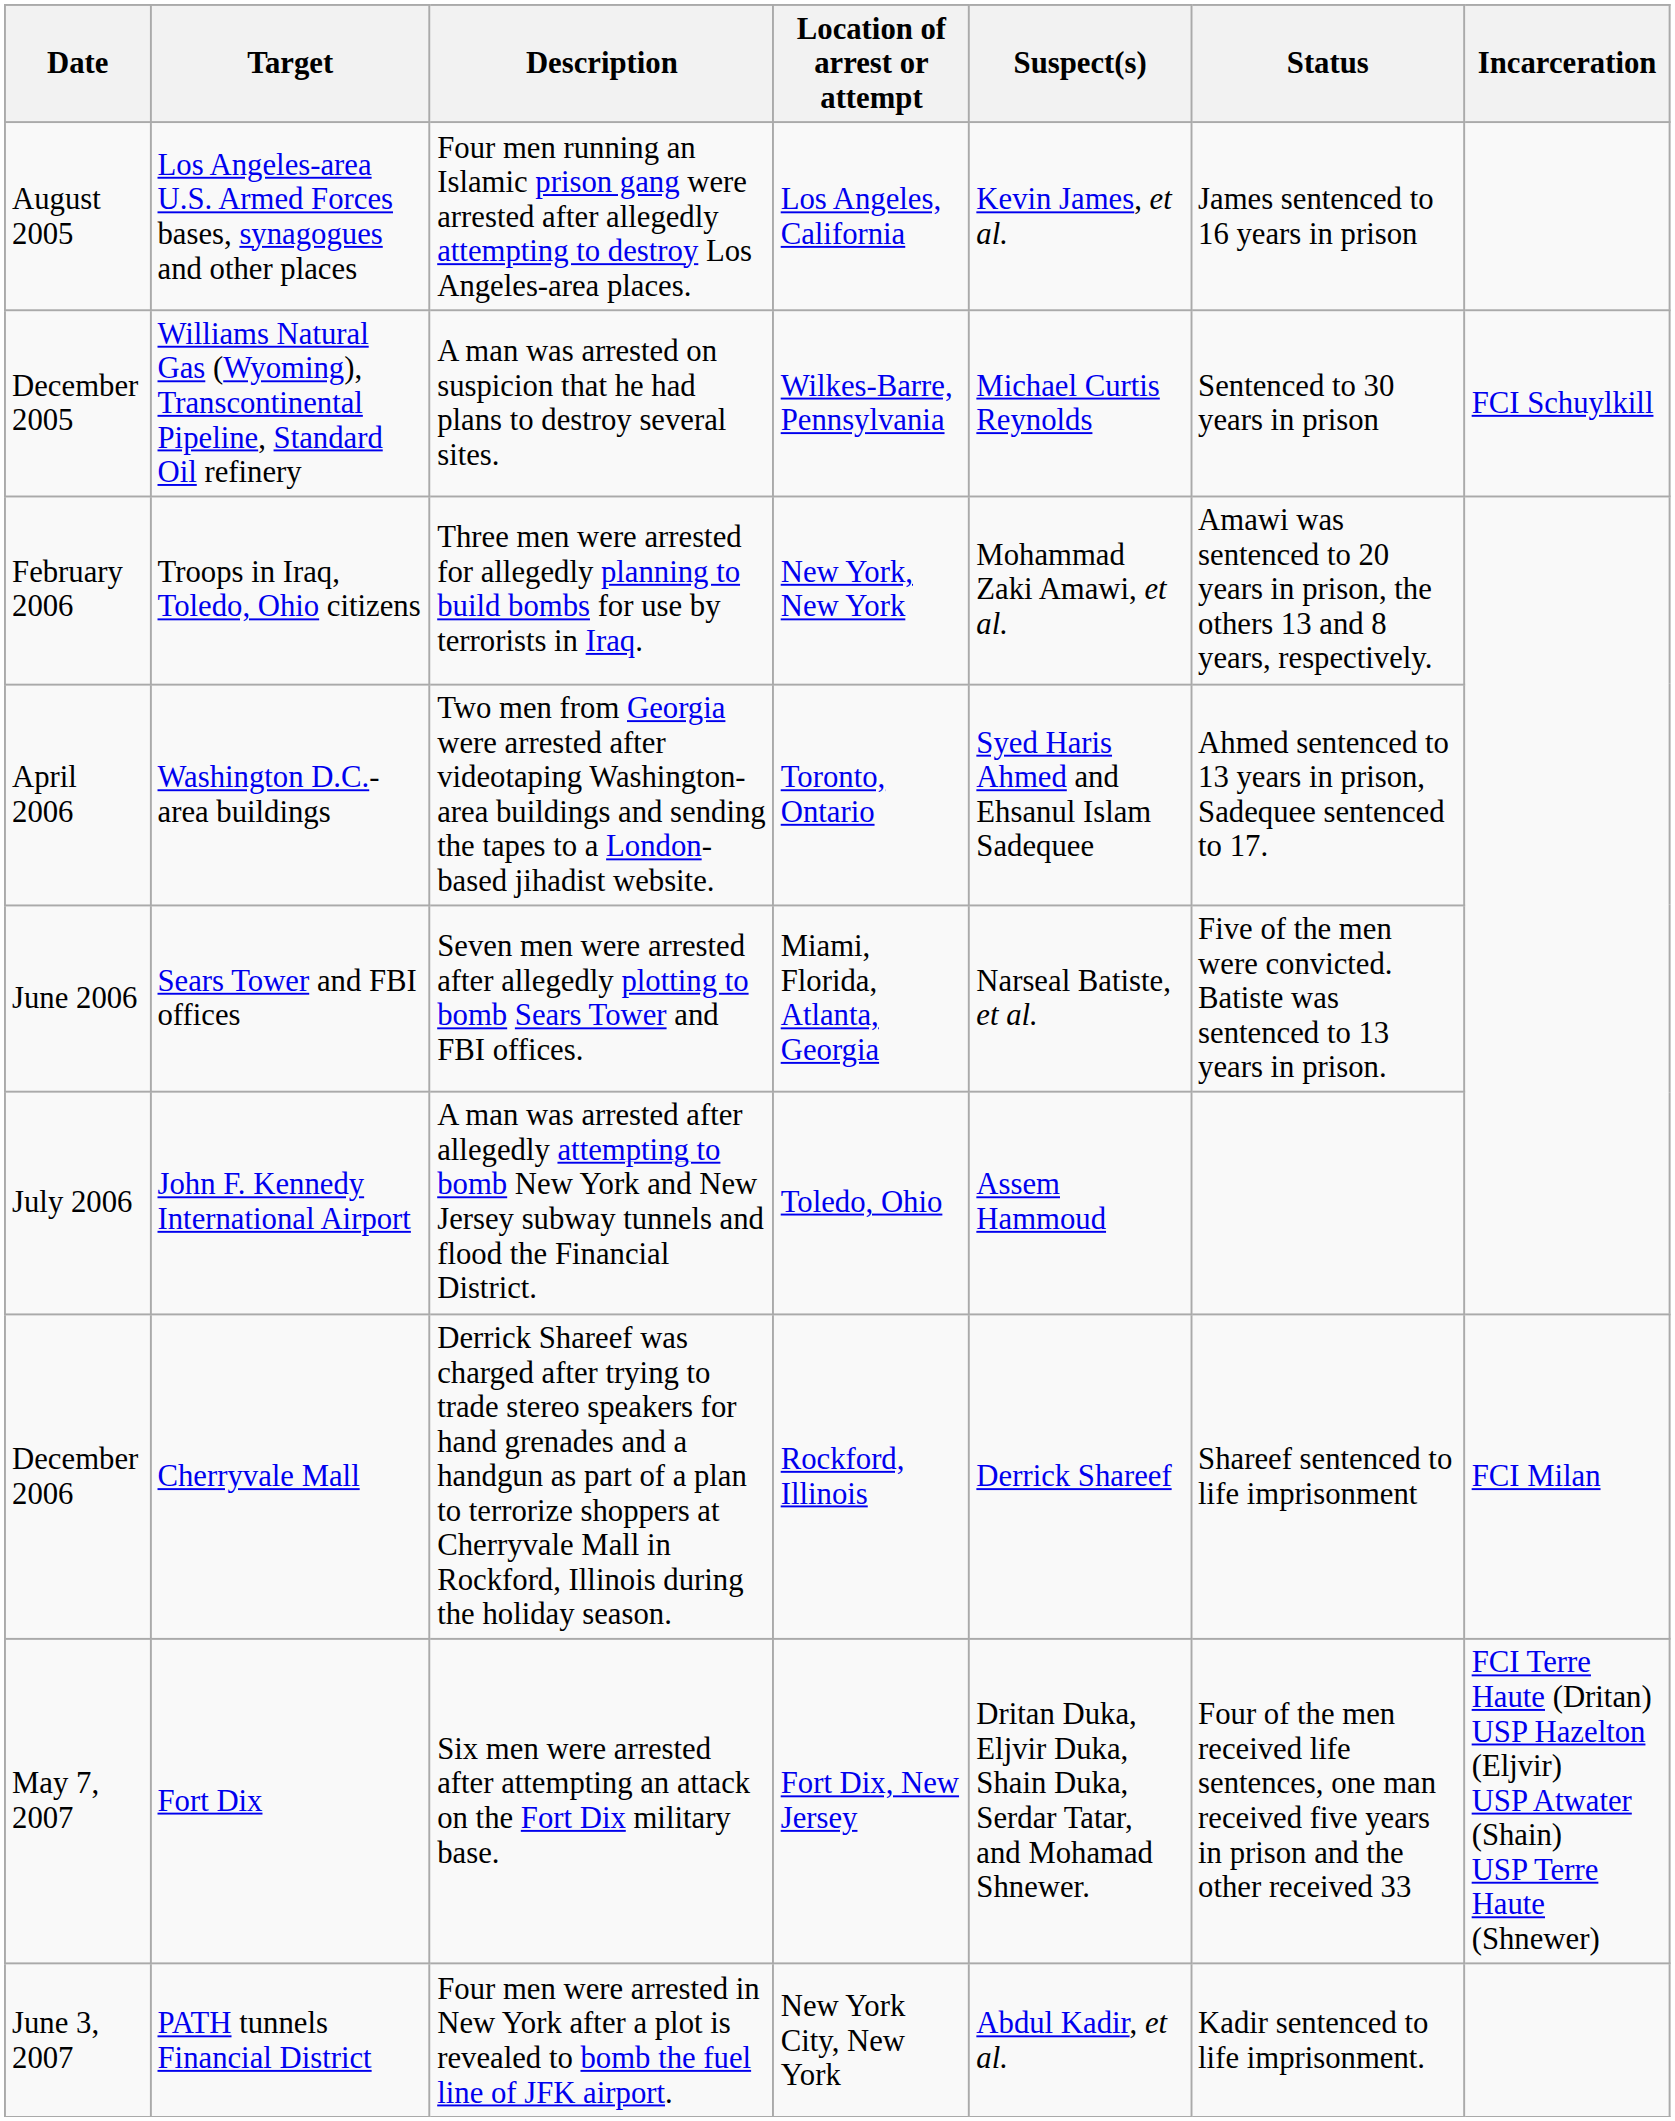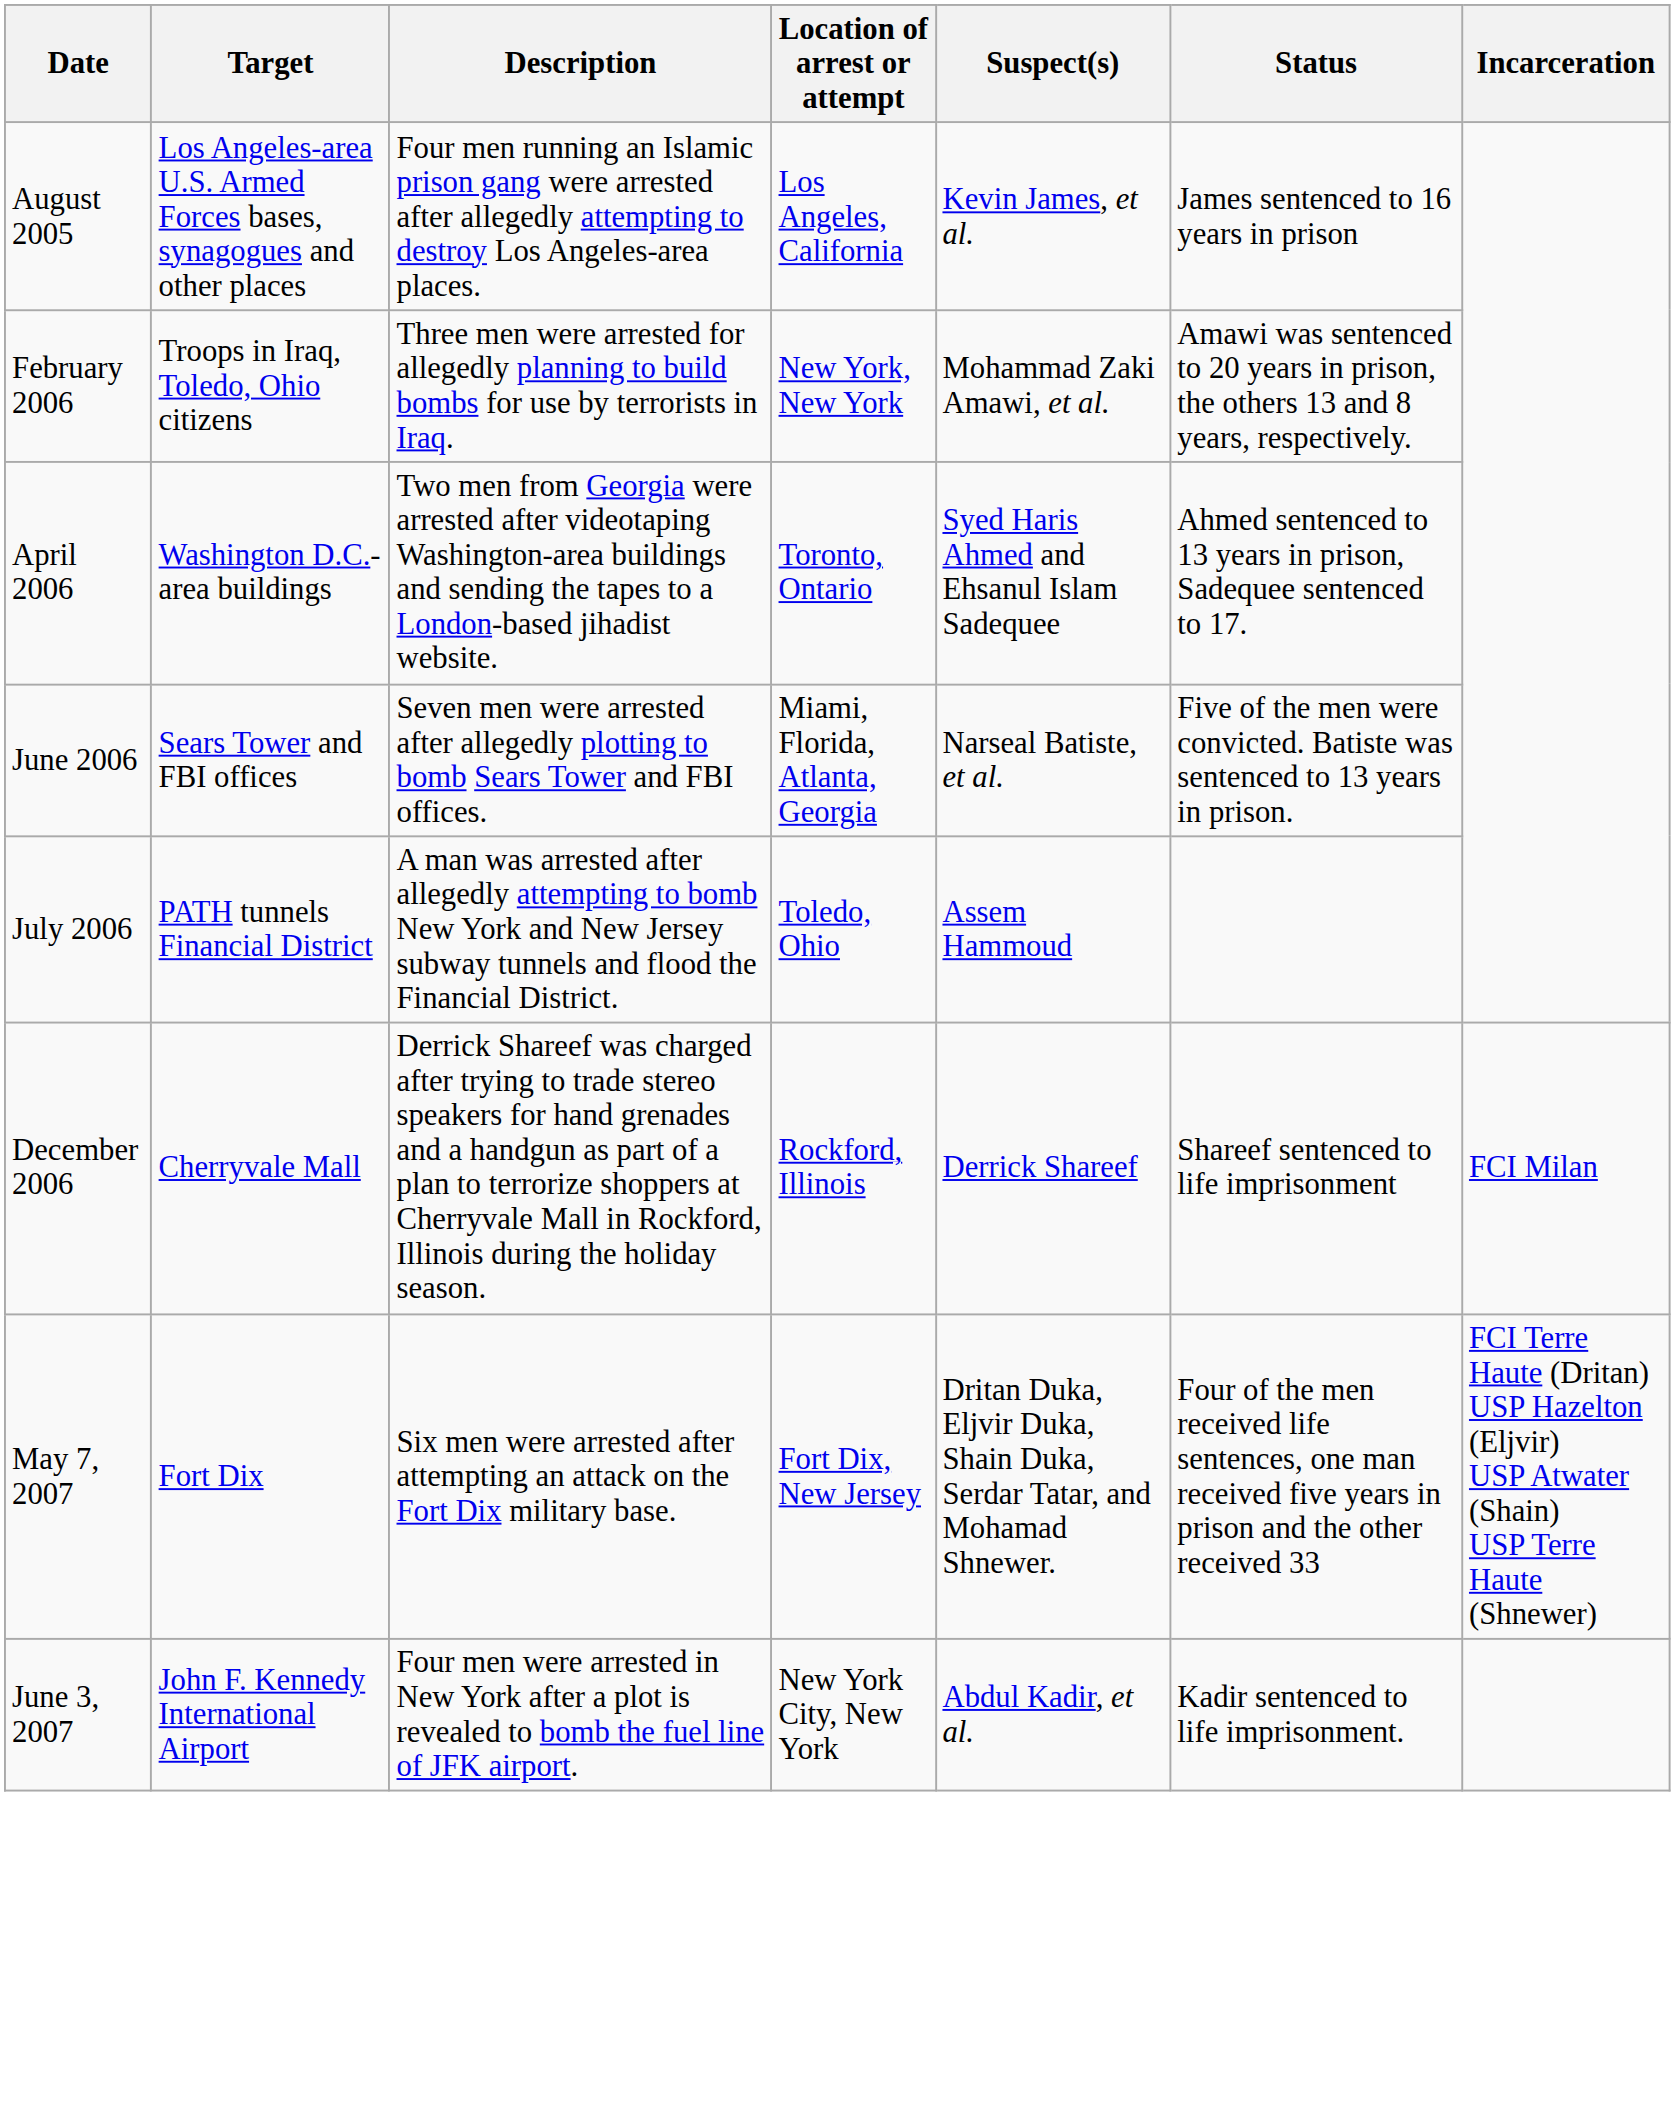- row: (75, 402)
(284, 1202) John F. Kennedy International Airport -> (266, 929) PATH tunnels Financial District
(265, 2039) PATH tunnels Financial District -> (262, 1714) John F. Kennedy International Airport
